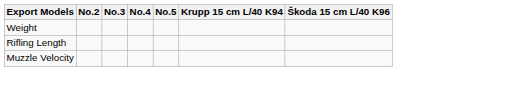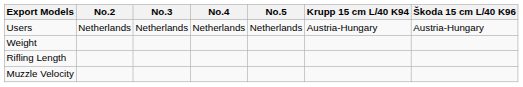+ row: (19, 27)
